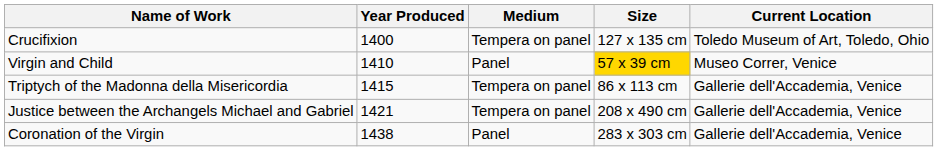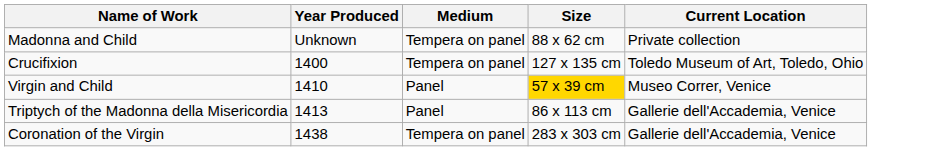+ row: (72, 39)
(377, 87) 1415 -> (311, 110) 1413
(531, 87) Tempera on panel -> (425, 110) Panel
- row: (181, 110)
(491, 134) Panel -> (465, 134) Tempera on panel
